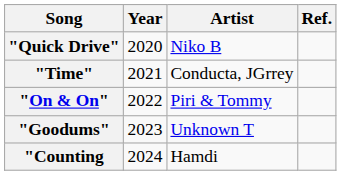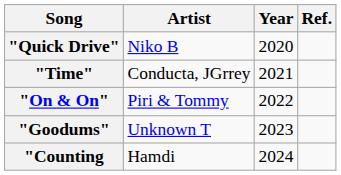columns swapped: (232, 18) <-> (145, 18)
